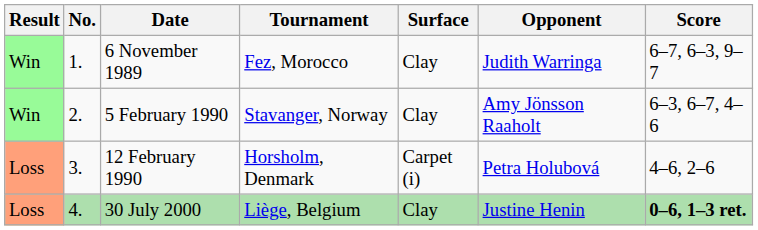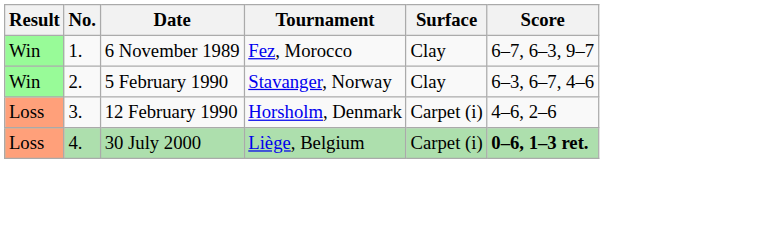- column: (562, 20)
(420, 209) Clay -> (447, 143) Carpet (i)
